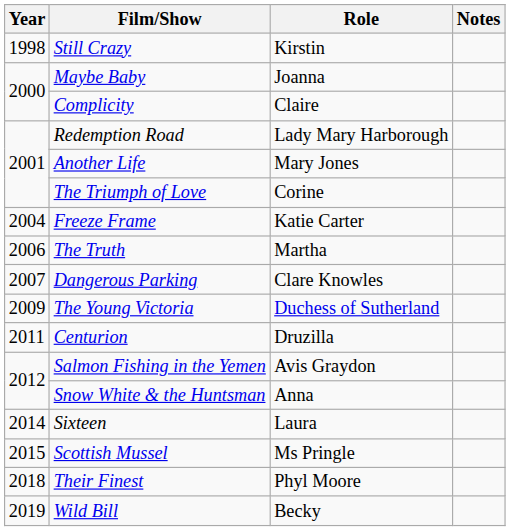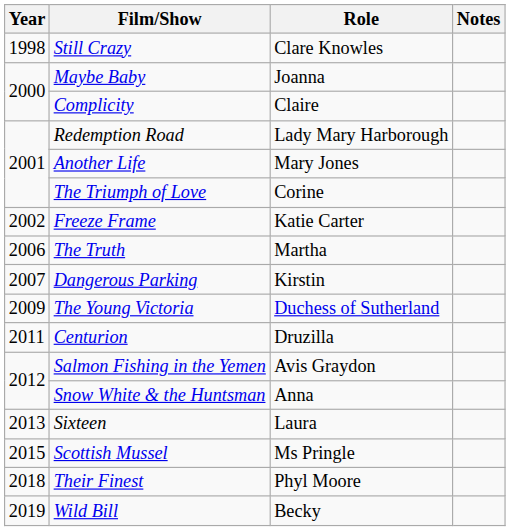(300, 47) Kirstin -> (329, 47) Clare Knowles
(27, 221) 2004 -> (27, 221) 2002
(329, 279) Clare Knowles -> (300, 279) Kirstin
(27, 423) 2014 -> (27, 423) 2013
